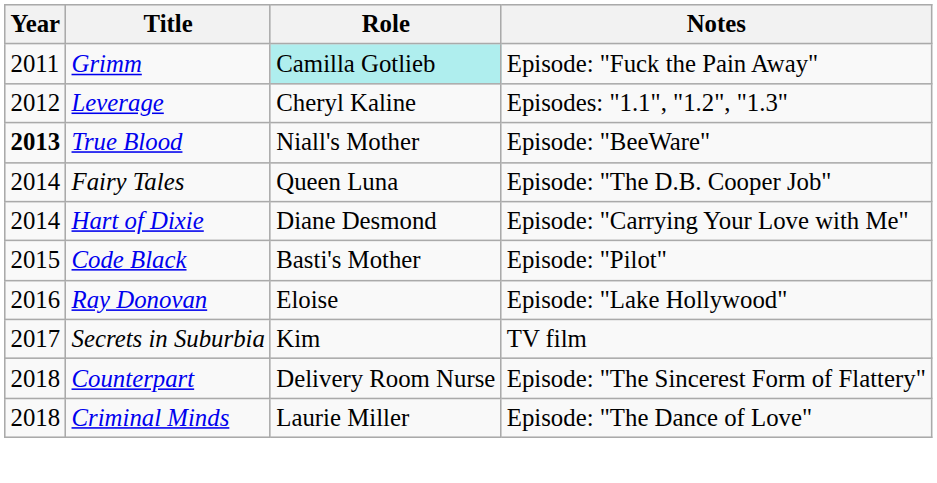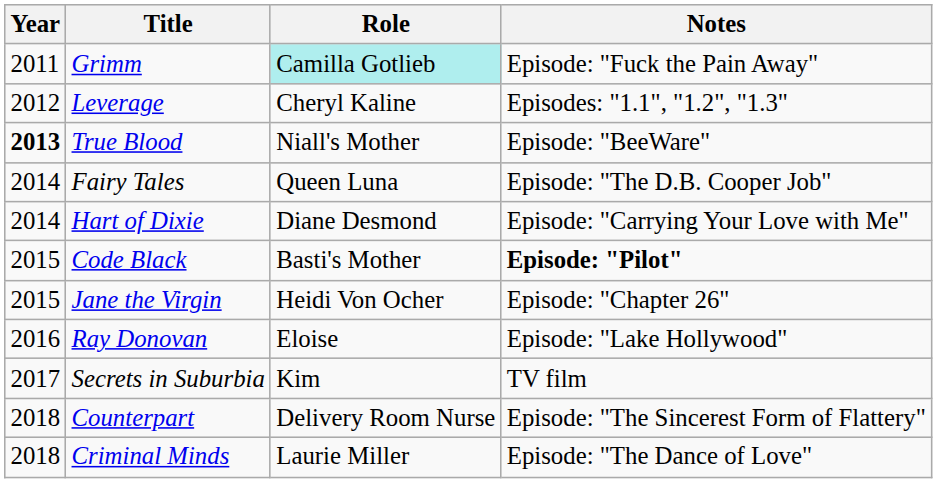(587, 260) normal -> (595, 260) bold
+ row: (147, 299)
